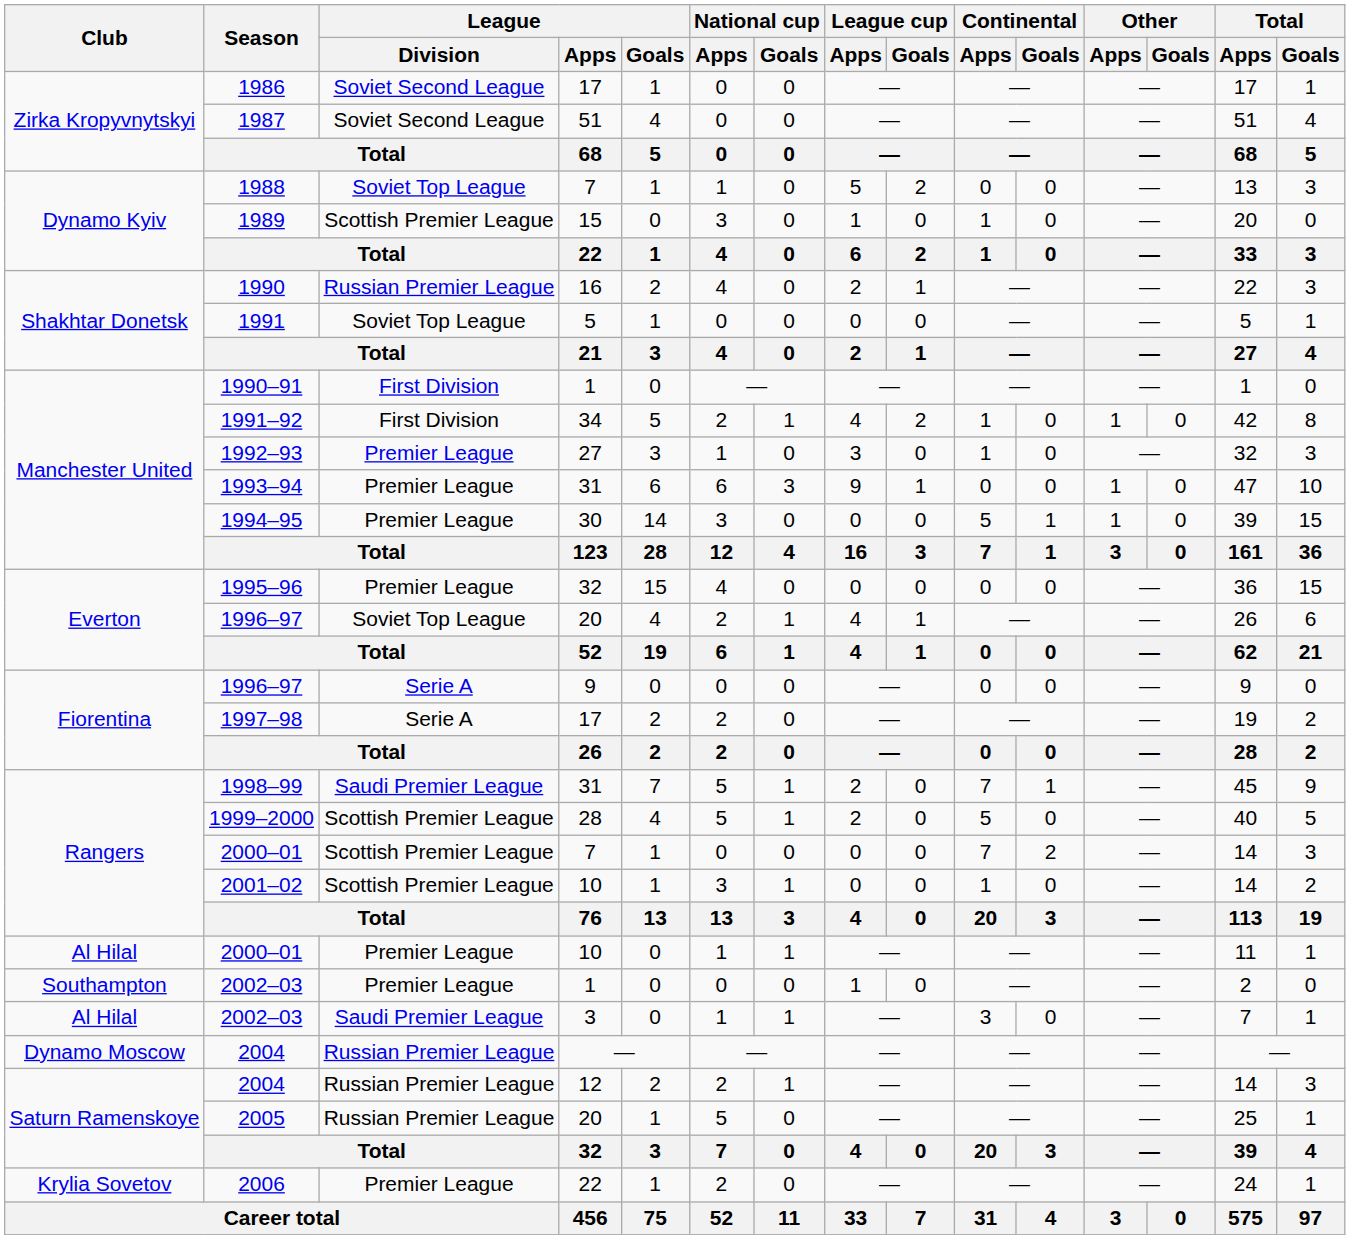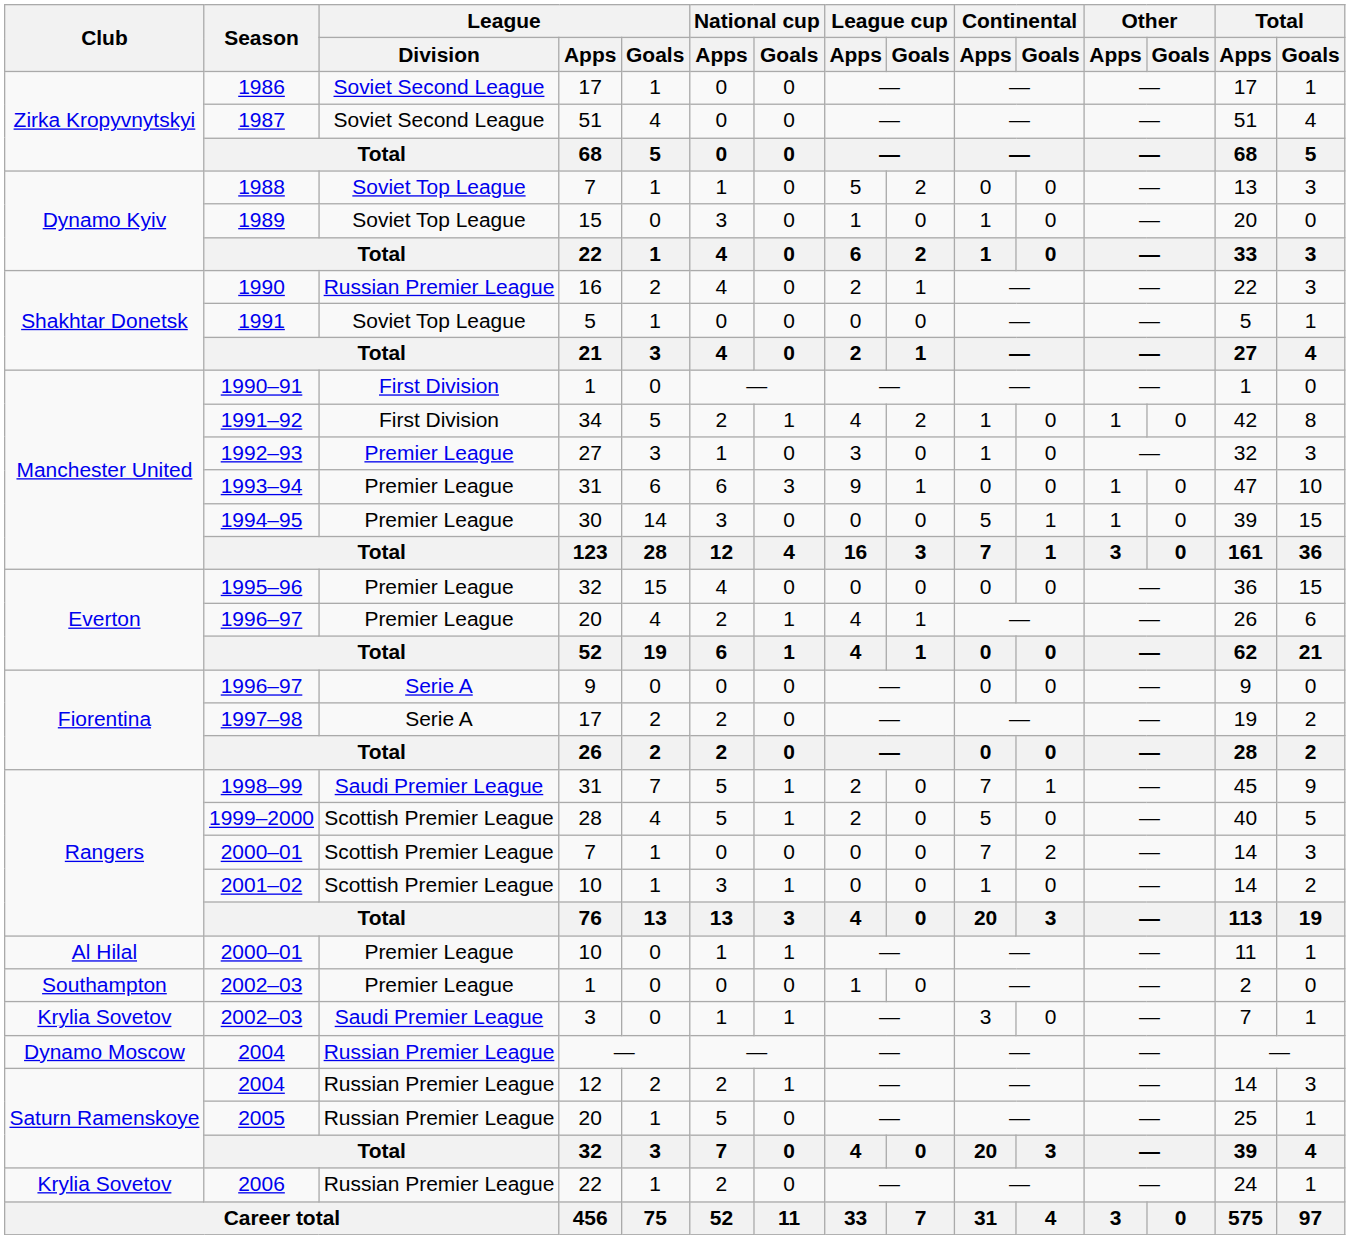(439, 220) Scottish Premier League -> (439, 220) Soviet Top League
(439, 619) Soviet Top League -> (439, 619) Premier League
(104, 1018) Al Hilal -> (104, 1018) Krylia Sovetov
(439, 1184) Premier League -> (439, 1184) Russian Premier League
